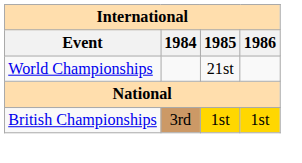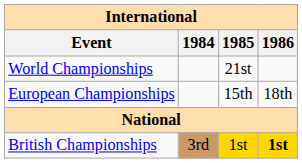+ row: (91, 94)
(260, 119) normal -> (278, 145) bold
